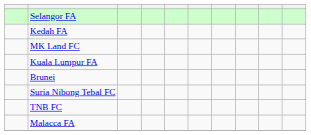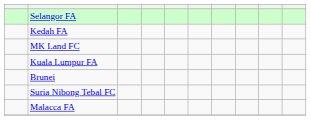- row: (46, 108)
